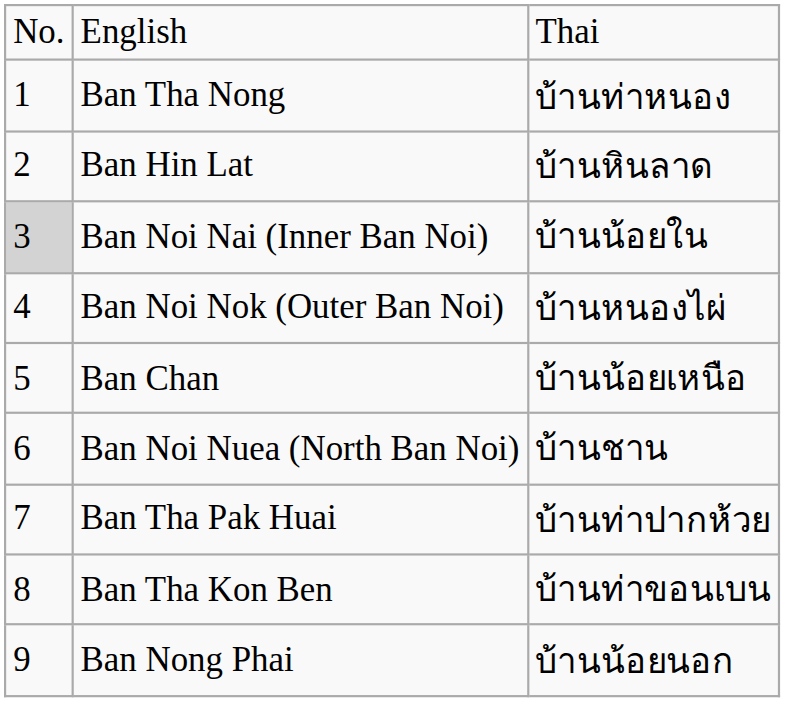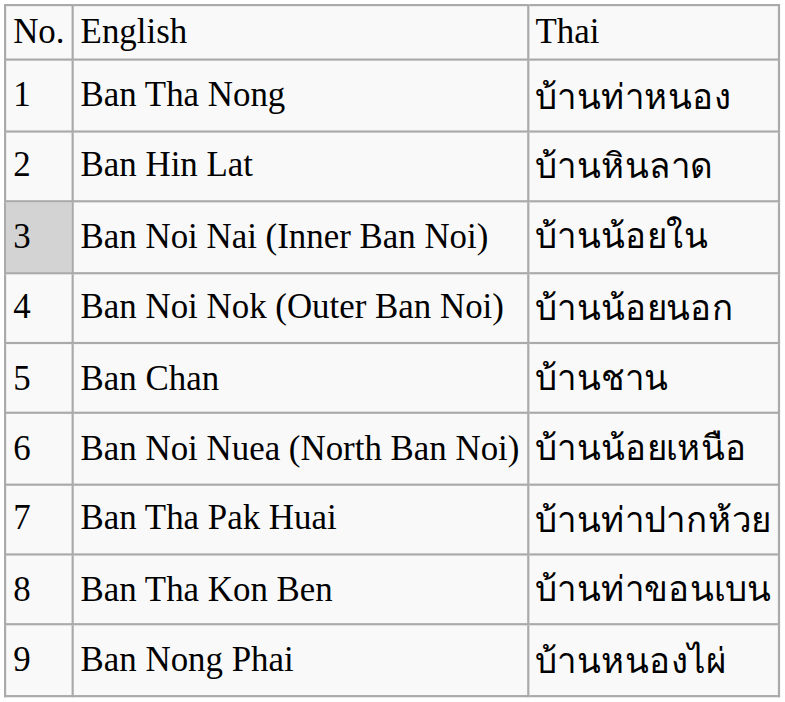(630, 307) บ้านหนองไผ่ -> (635, 307) บ้านน้อยนอก
(641, 378) บ้านน้อยเหนือ -> (602, 378) บ้านชาน
(602, 449) บ้านชาน -> (641, 449) บ้านน้อยเหนือ
(635, 660) บ้านน้อยนอก -> (630, 660) บ้านหนองไผ่
